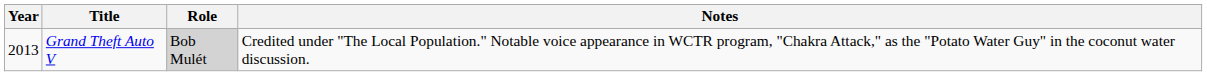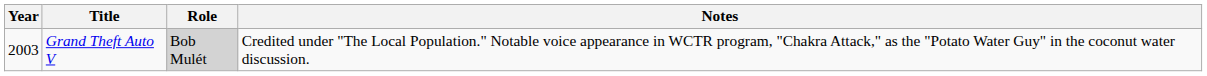(23, 49) 2013 -> (23, 49) 2003
